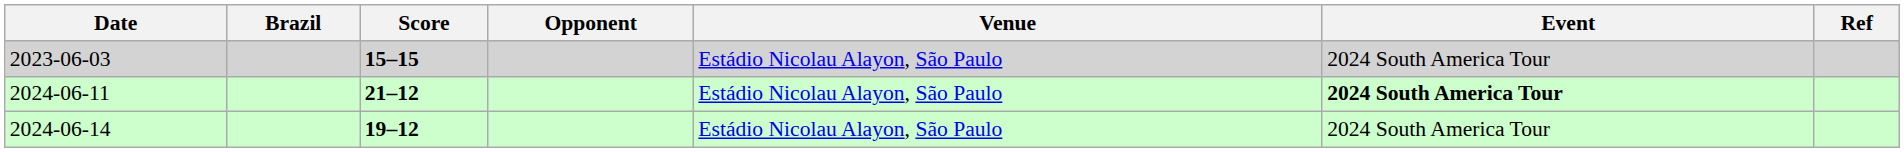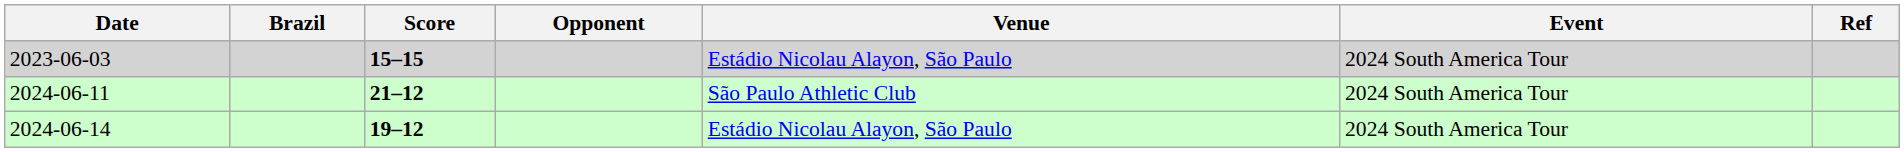(850, 93) Estádio Nicolau Alayon, São Paulo -> (812, 93) São Paulo Athletic Club
(1445, 93) bold -> (1457, 93) normal
